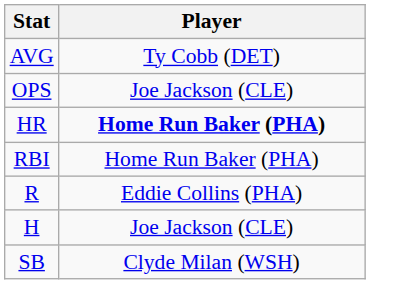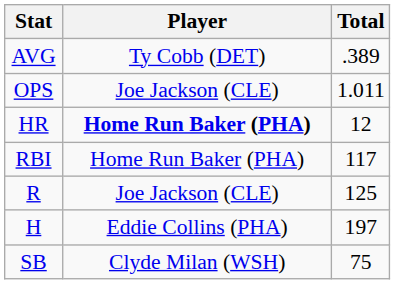+ column: (361, 21)
(212, 192) Eddie Collins (PHA) -> (197, 192) Joe Jackson (CLE)
(212, 227) Joe Jackson (CLE) -> (197, 227) Eddie Collins (PHA)
